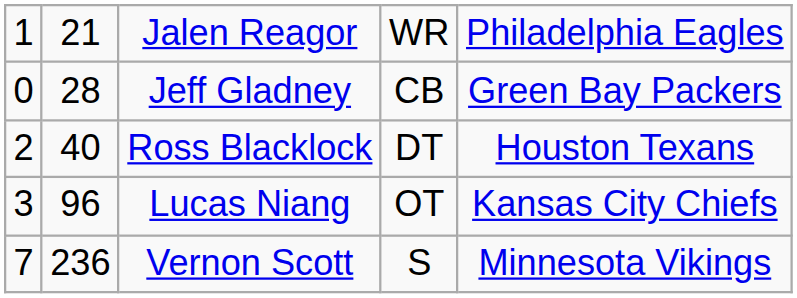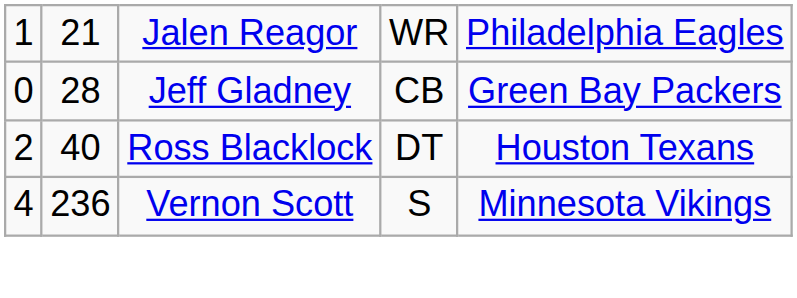- row: (250, 205)
(24, 262) 7 -> (24, 205) 4
